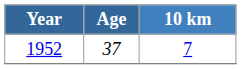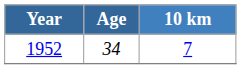(111, 49) 37 -> (111, 49) 34
